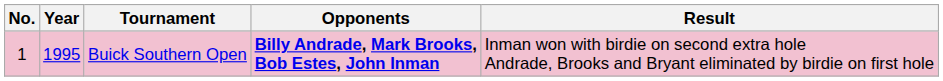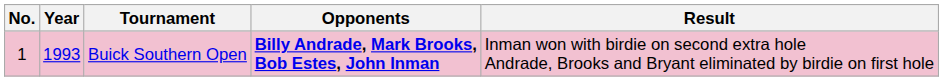(62, 54) 1995 -> (62, 54) 1993
